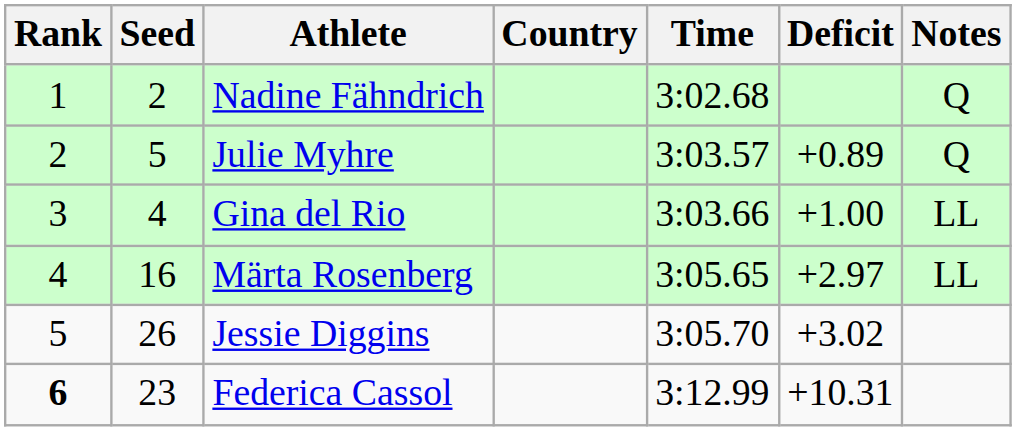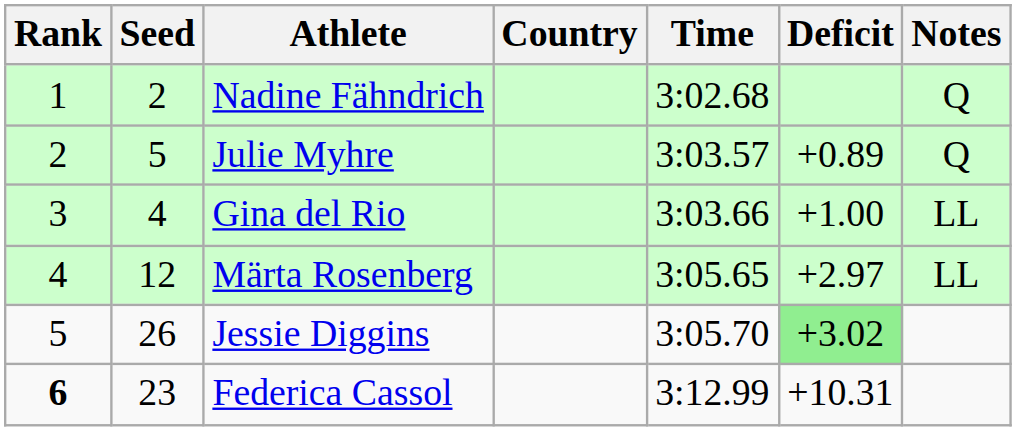(157, 273) 16 -> (157, 273) 12
(840, 333) no background -> (840, 333) lightgreen background
